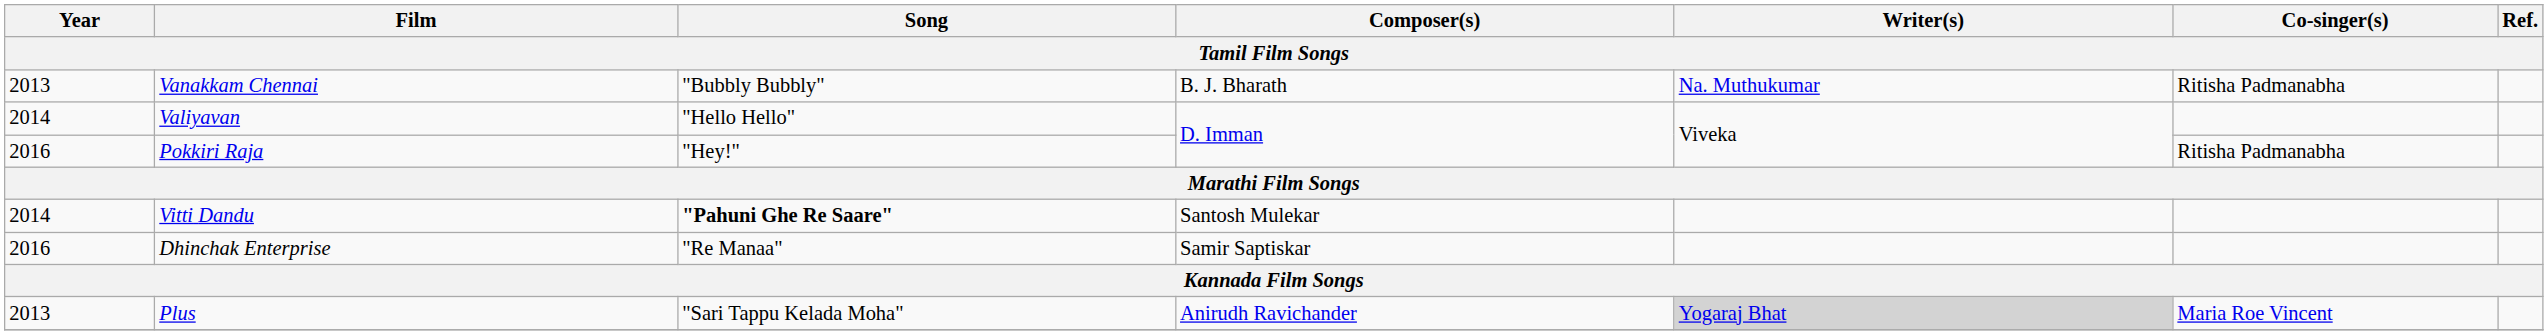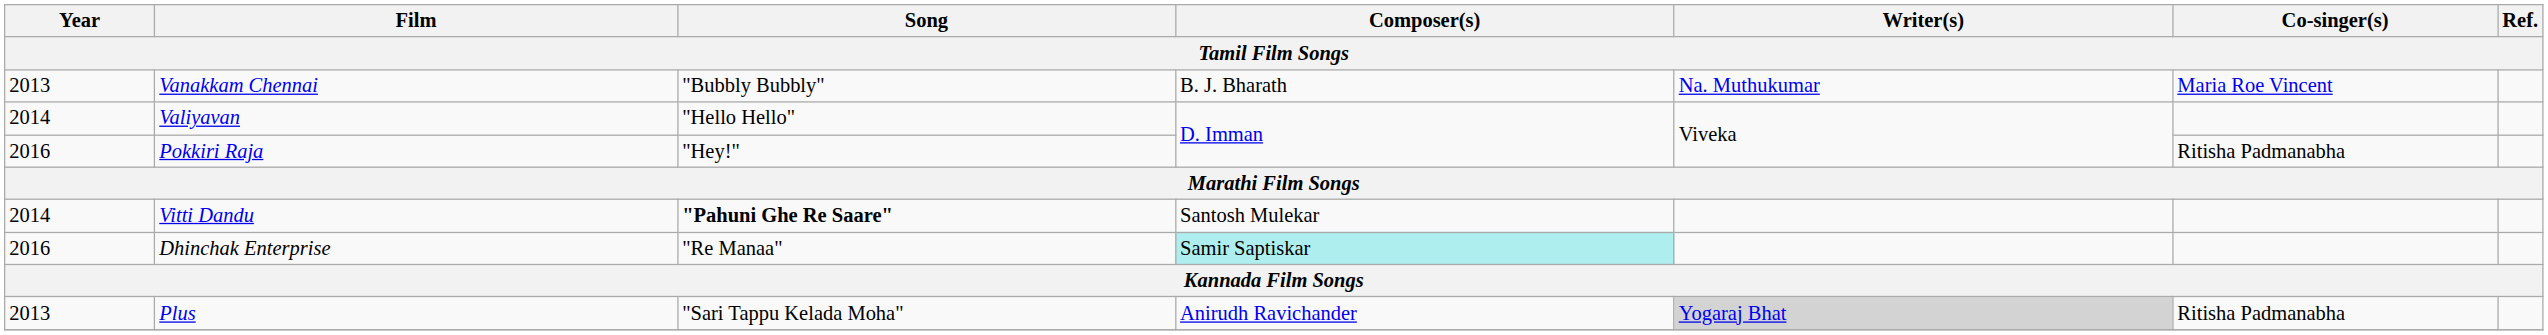(2261, 85) Ritisha Padmanabha -> (2255, 85) Maria Roe Vincent
(1245, 248) no background -> (1245, 248) paleturquoise background
(2255, 313) Maria Roe Vincent -> (2261, 313) Ritisha Padmanabha
